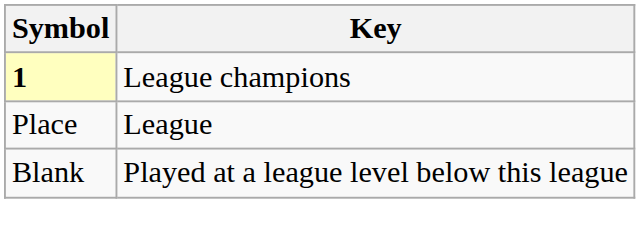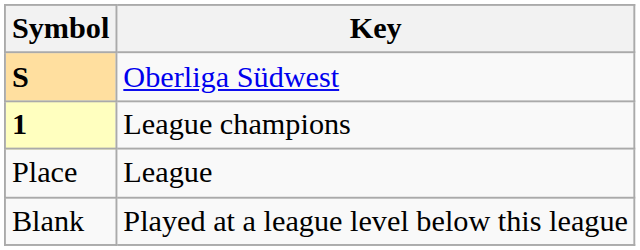+ row: (20, 76)
